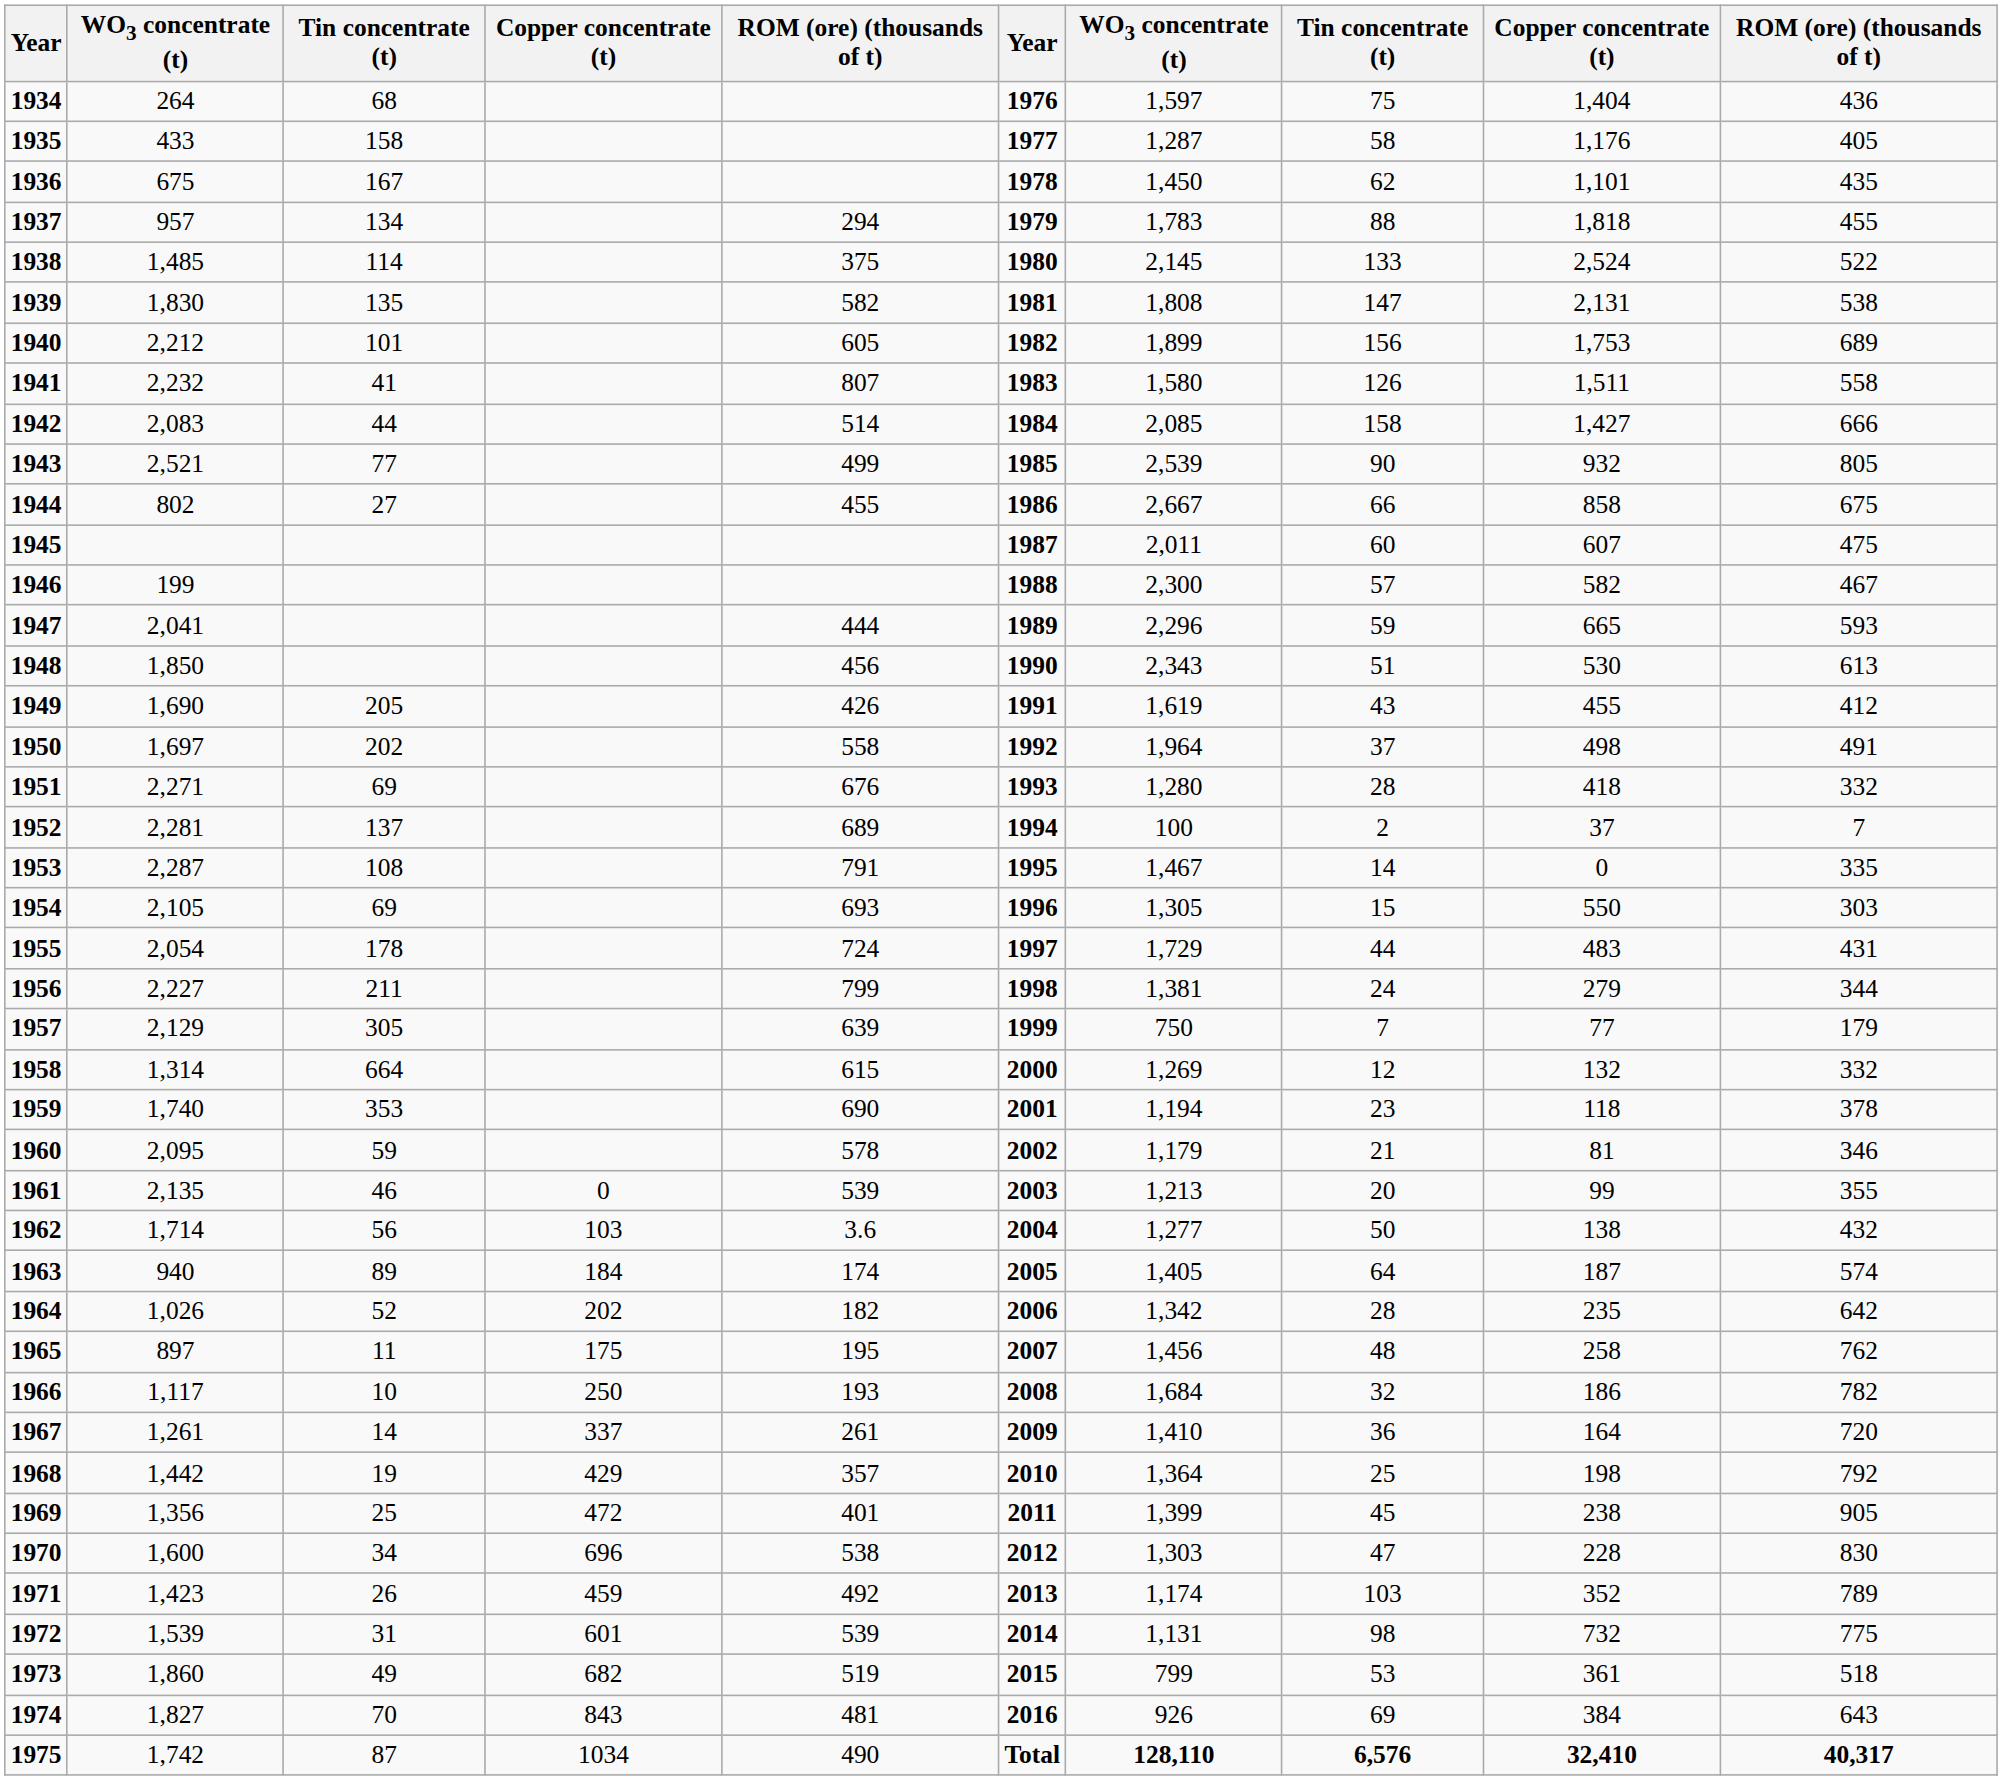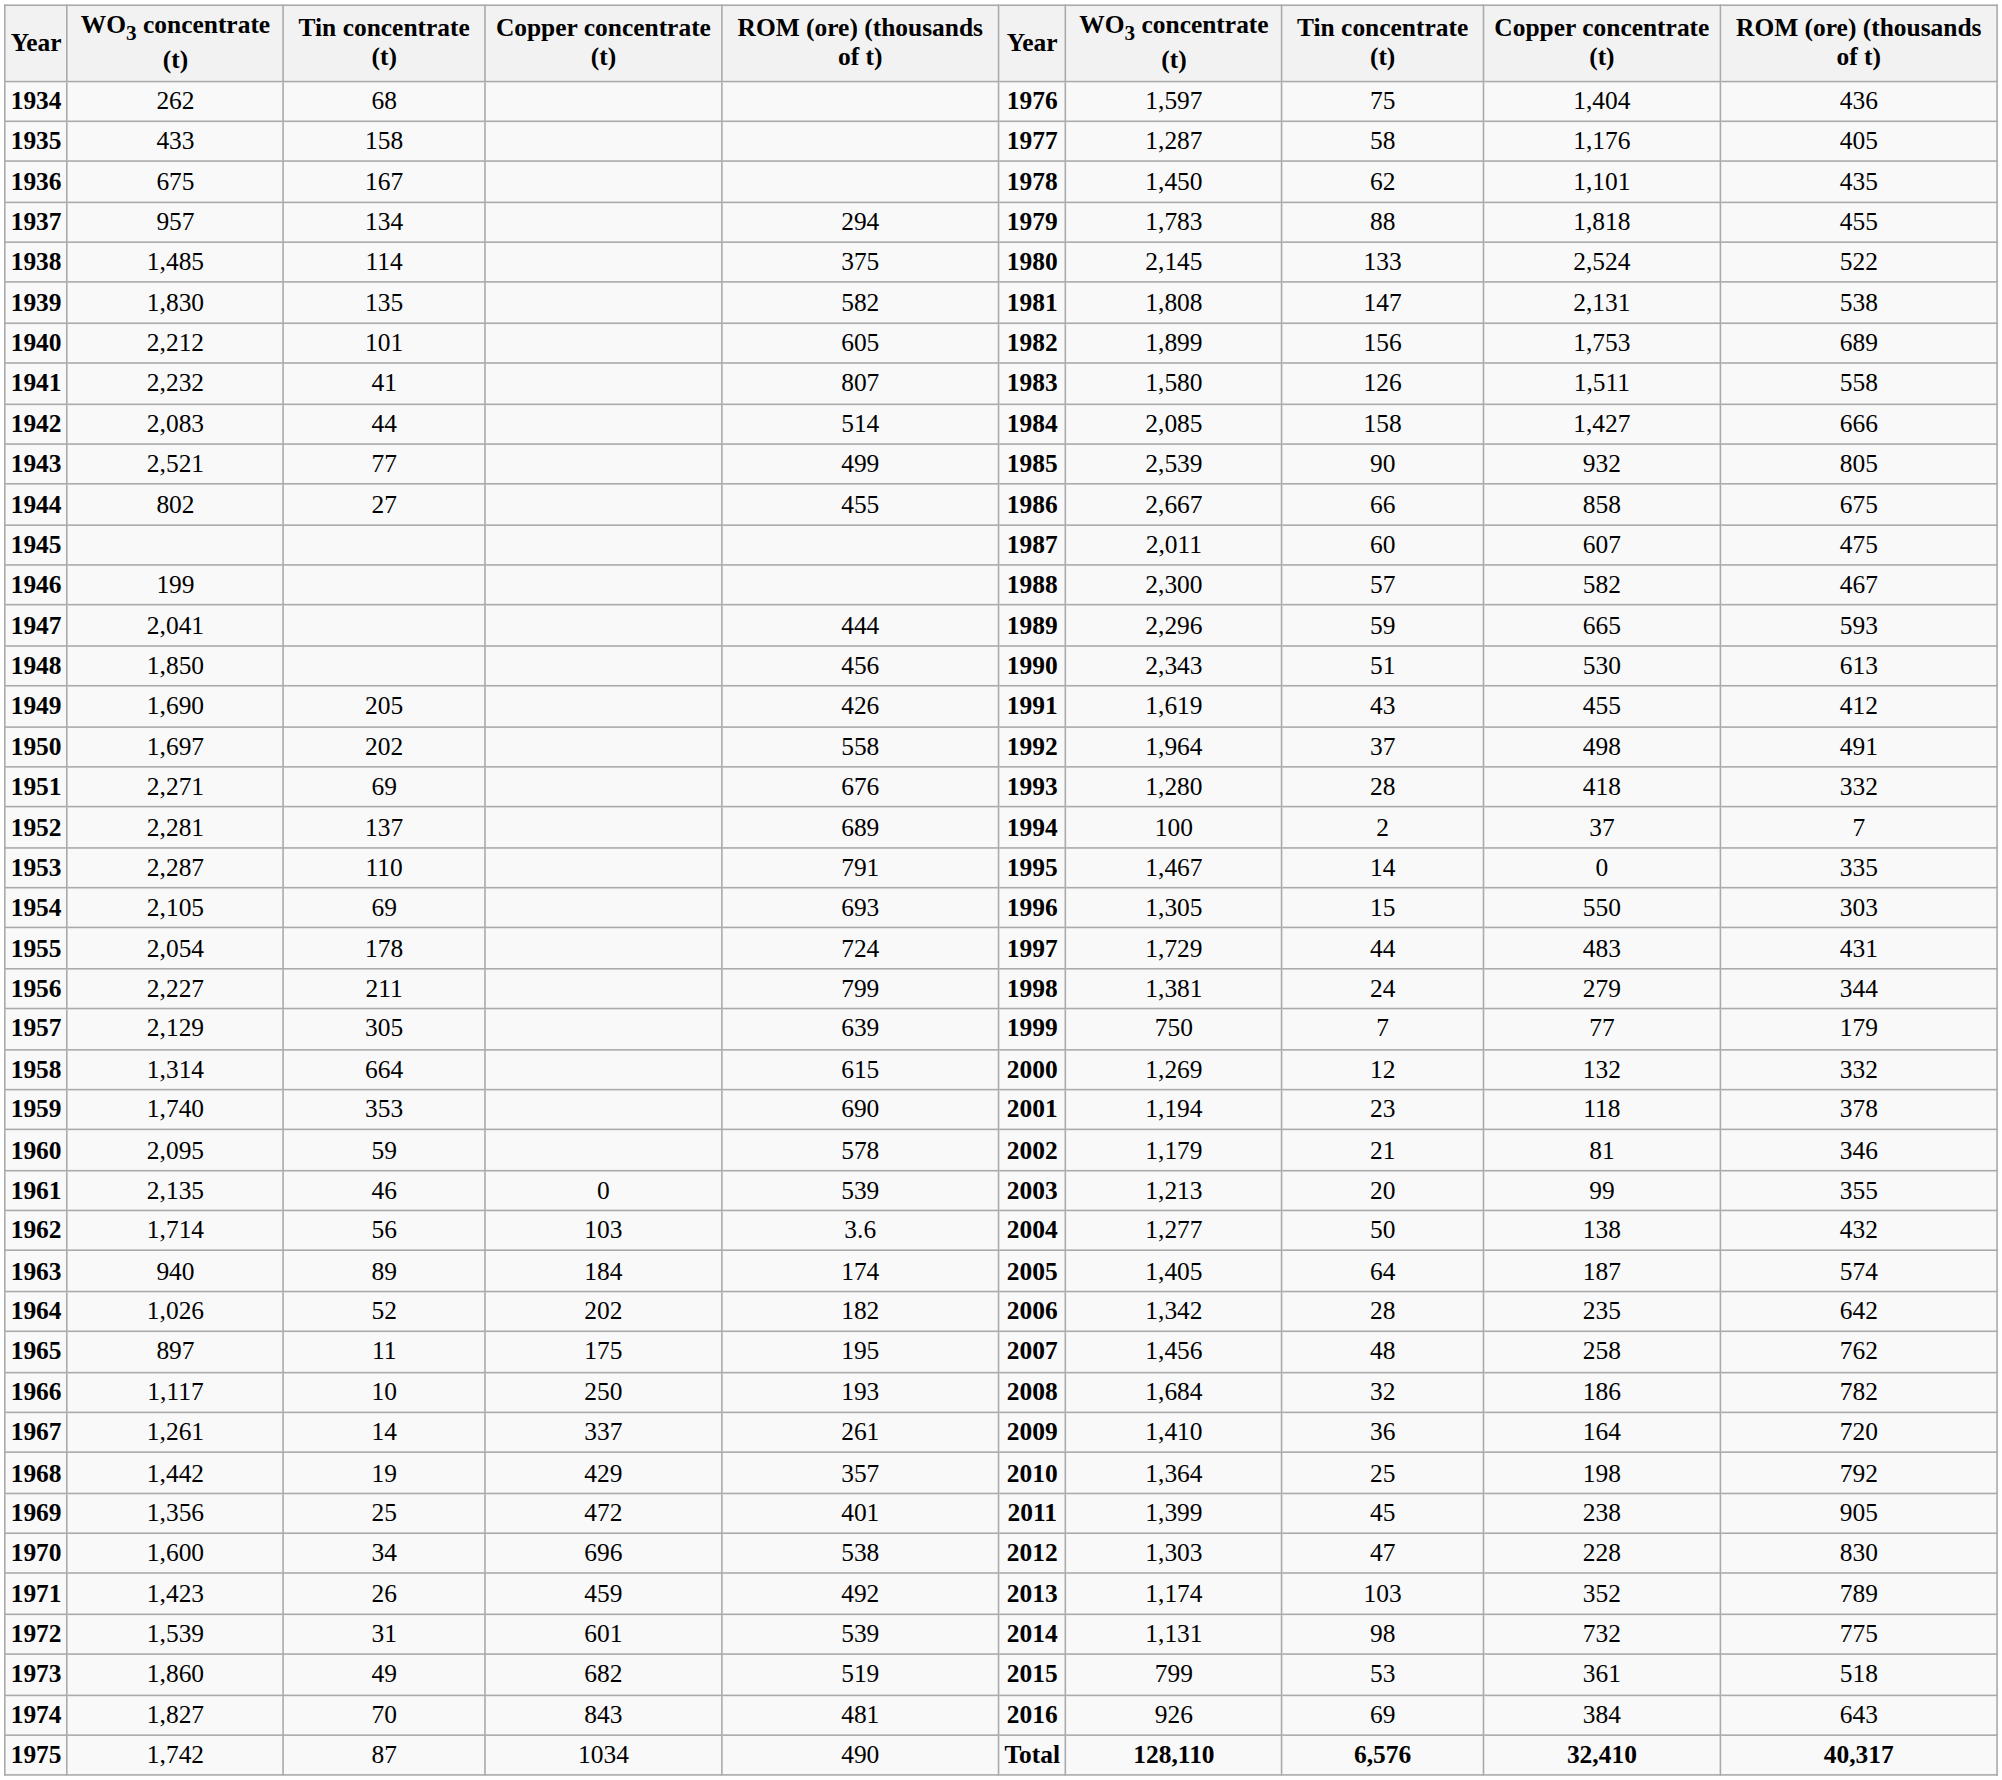(175, 100) 264 -> (175, 100) 262
(384, 867) 108 -> (384, 867) 110
